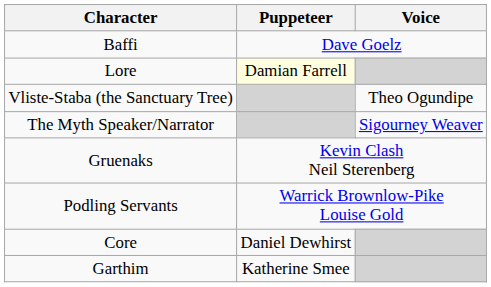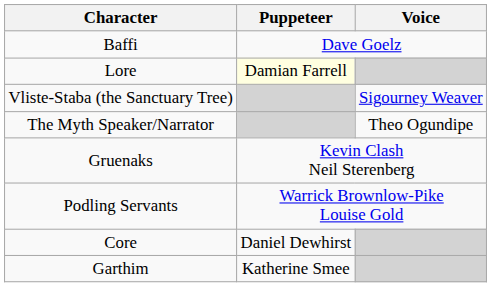(421, 97) Theo Ogundipe -> (421, 97) Sigourney Weaver
(421, 124) Sigourney Weaver -> (421, 124) Theo Ogundipe
